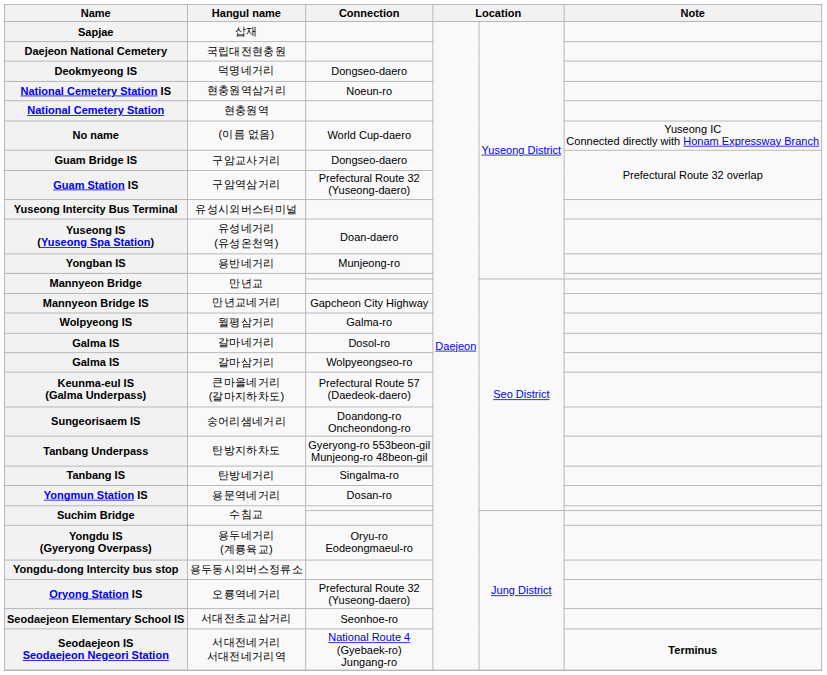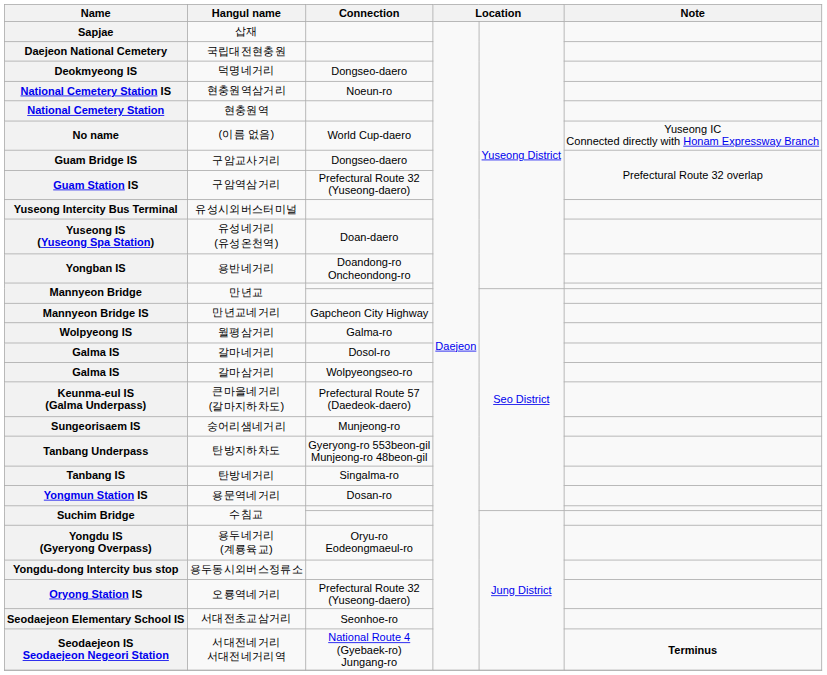(369, 263) Munjeong-ro -> (369, 268) Doandong-ro Oncheondong-ro
(369, 421) Doandong-ro Oncheondong-ro -> (369, 426) Munjeong-ro
